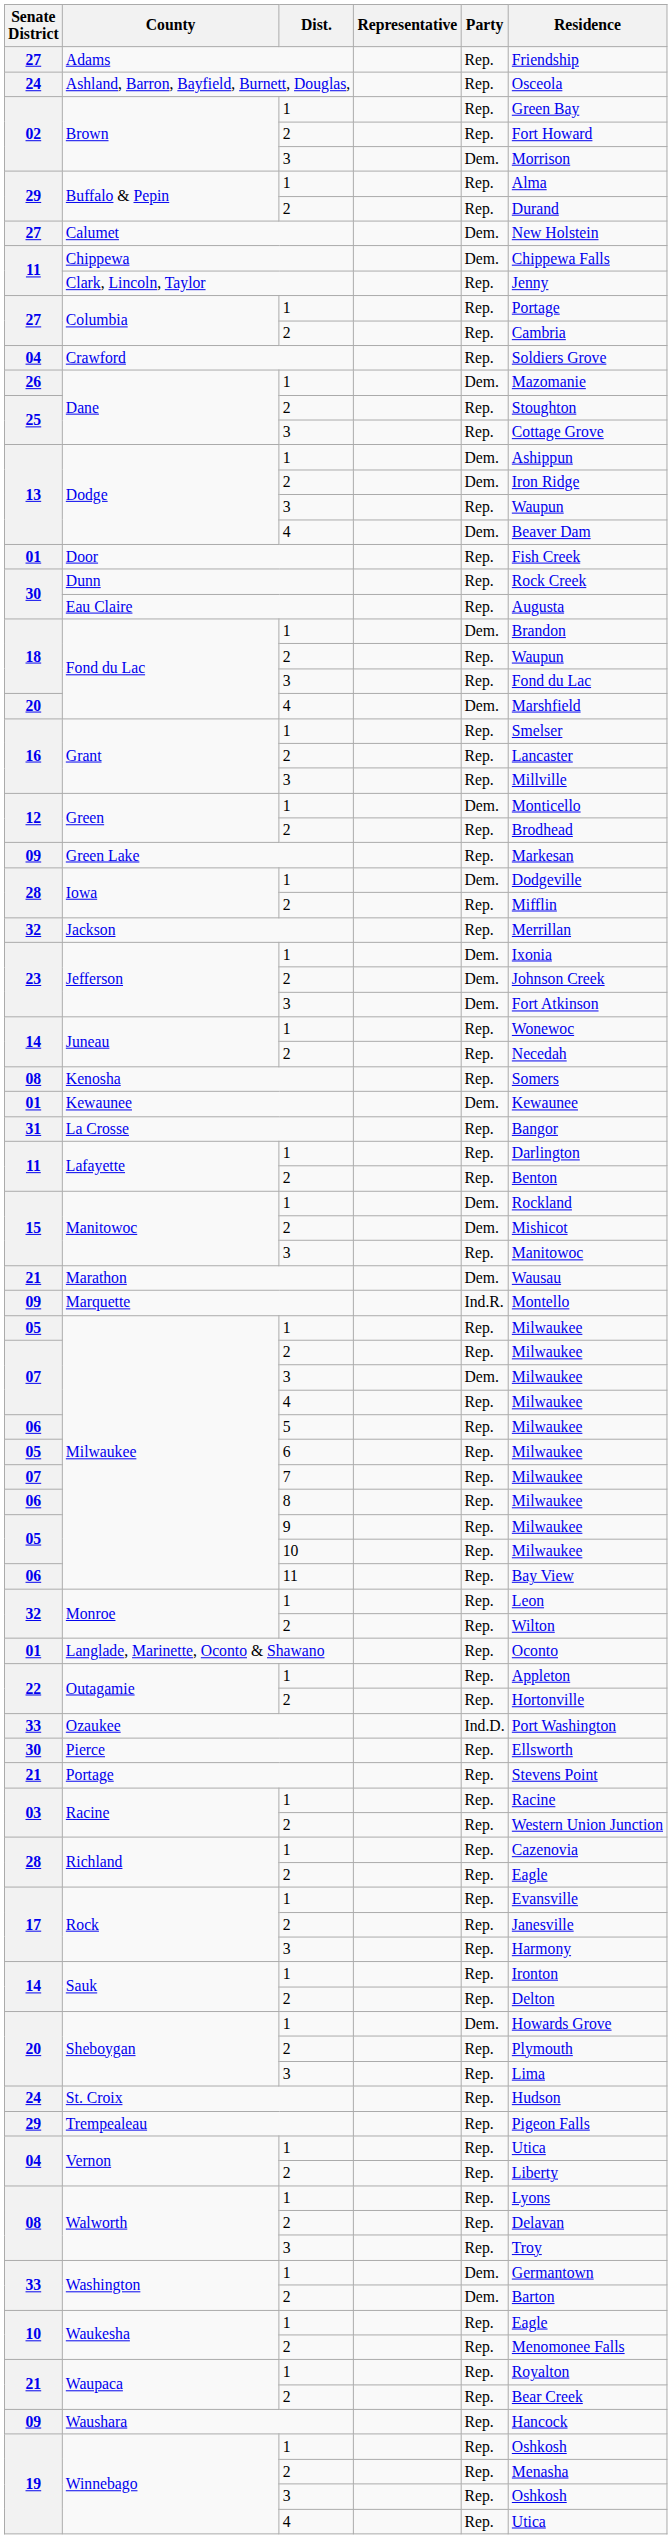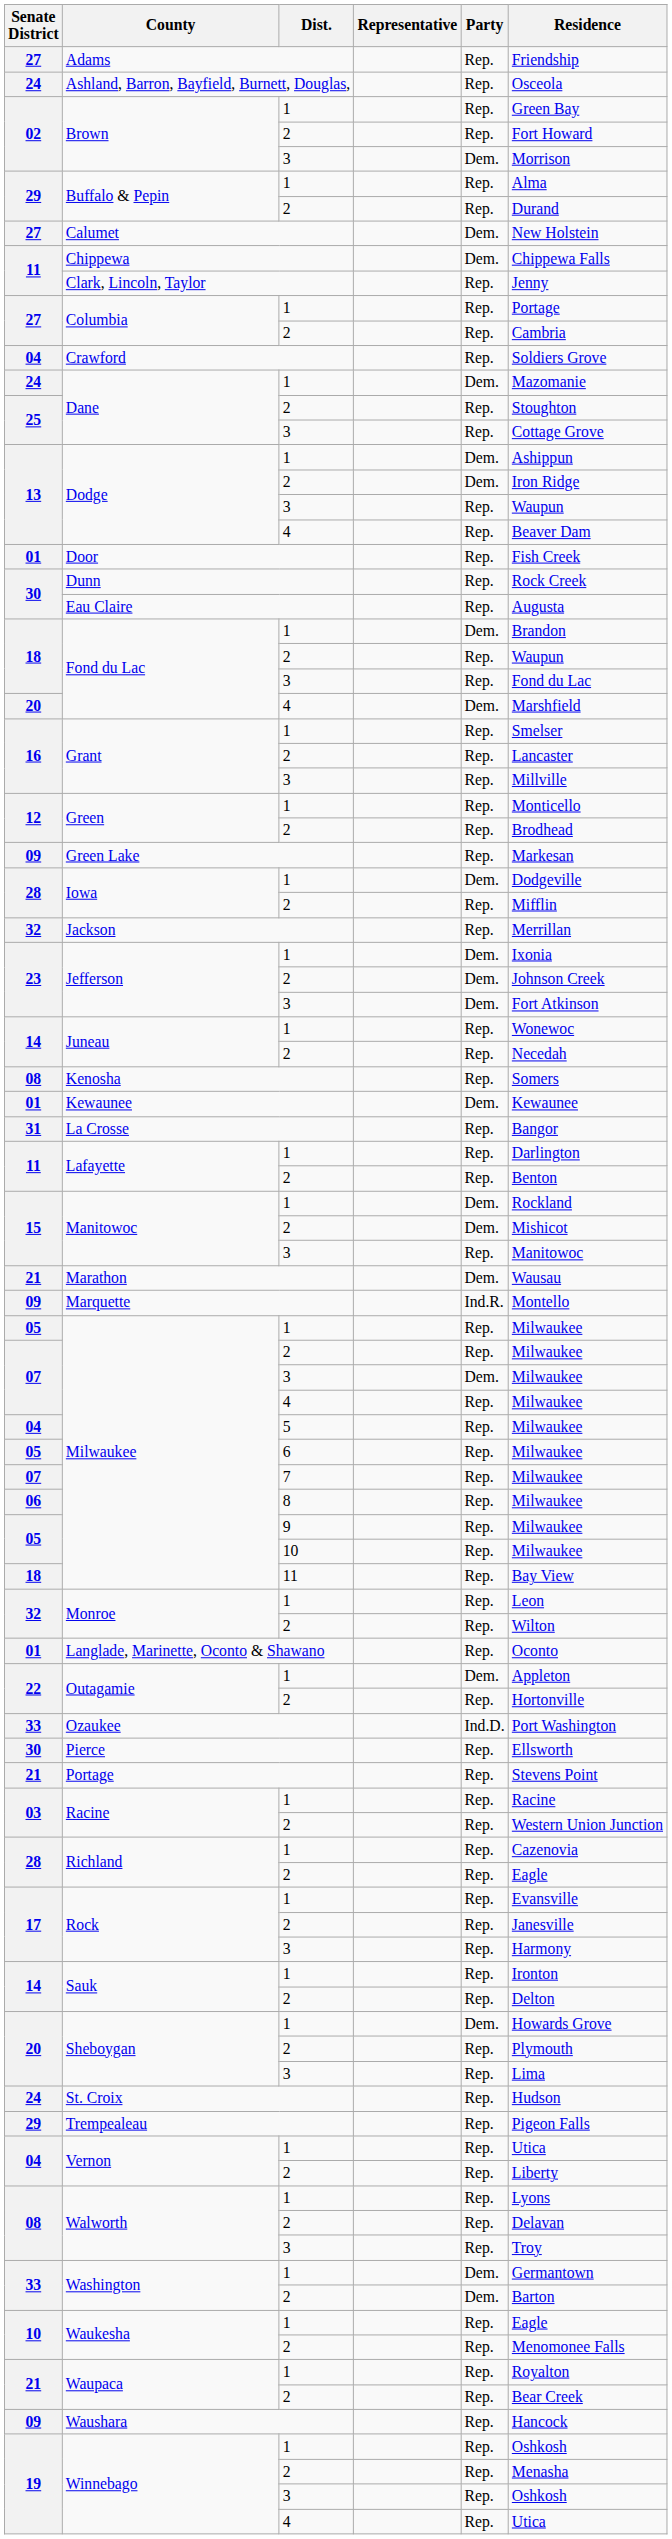(33, 382) 26 -> (33, 382) 24
(482, 531) Dem. -> (479, 531) Rep.
(482, 805) Dem. -> (479, 805) Rep.
(33, 1427) 06 -> (33, 1427) 04
(33, 1576) 06 -> (33, 1576) 18
(479, 1675) Rep. -> (482, 1675) Dem.
